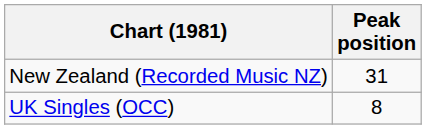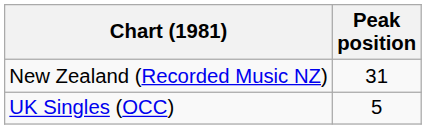(377, 107) 8 -> (377, 107) 5
